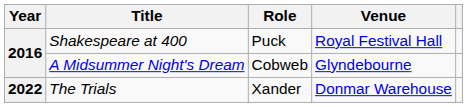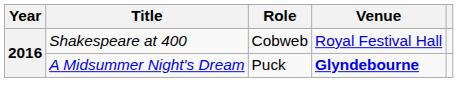(269, 41) Puck -> (280, 41) Cobweb
(280, 65) Cobweb -> (269, 65) Puck
(363, 65) normal -> (367, 65) bold
- row: (83, 89)
